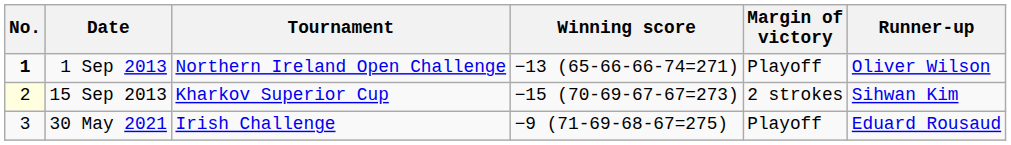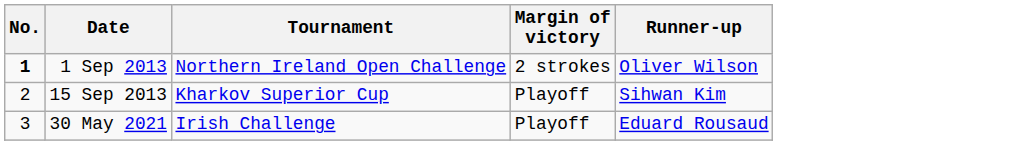- column: (627, 29)
(785, 68) Playoff -> (563, 68) 2 strokes
(25, 97) lightyellow background -> (25, 97) no background
(795, 97) 2 strokes -> (552, 97) Playoff
